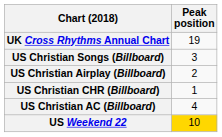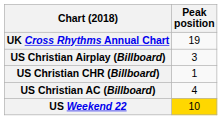- row: (88, 57)
(194, 73) 2 -> (194, 57) 3
